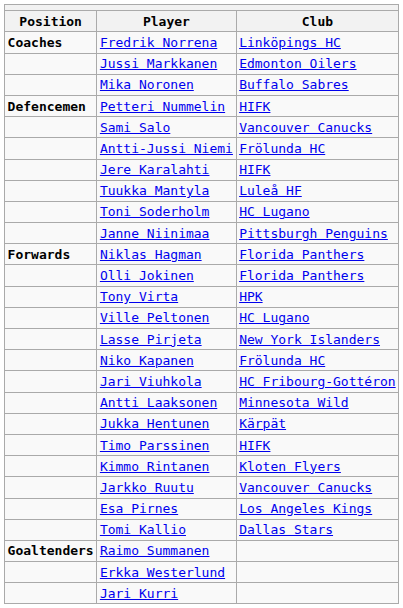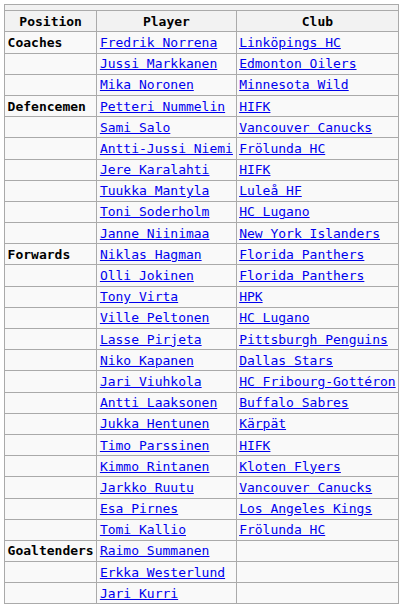(294, 85) Buffalo Sabres -> (294, 85) Minnesota Wild
(313, 233) Pittsburgh Penguins -> (310, 233) New York Islanders
(310, 339) New York Islanders -> (313, 339) Pittsburgh Penguins
(282, 360) Frölunda HC -> (286, 360) Dallas Stars
(294, 403) Minnesota Wild -> (294, 403) Buffalo Sabres
(286, 530) Dallas Stars -> (282, 530) Frölunda HC
